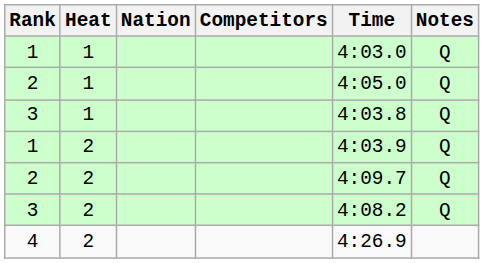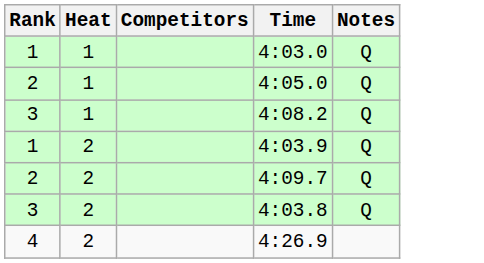- column: (156, 21)
(372, 115) 4:03.8 -> (293, 115) 4:08.2
(372, 210) 4:08.2 -> (293, 210) 4:03.8
